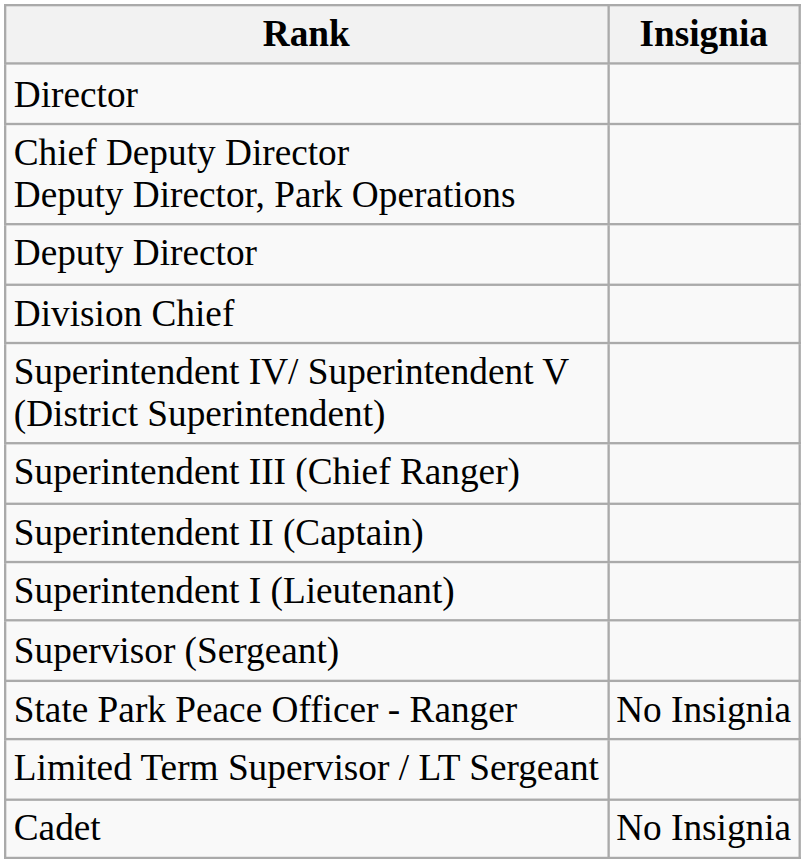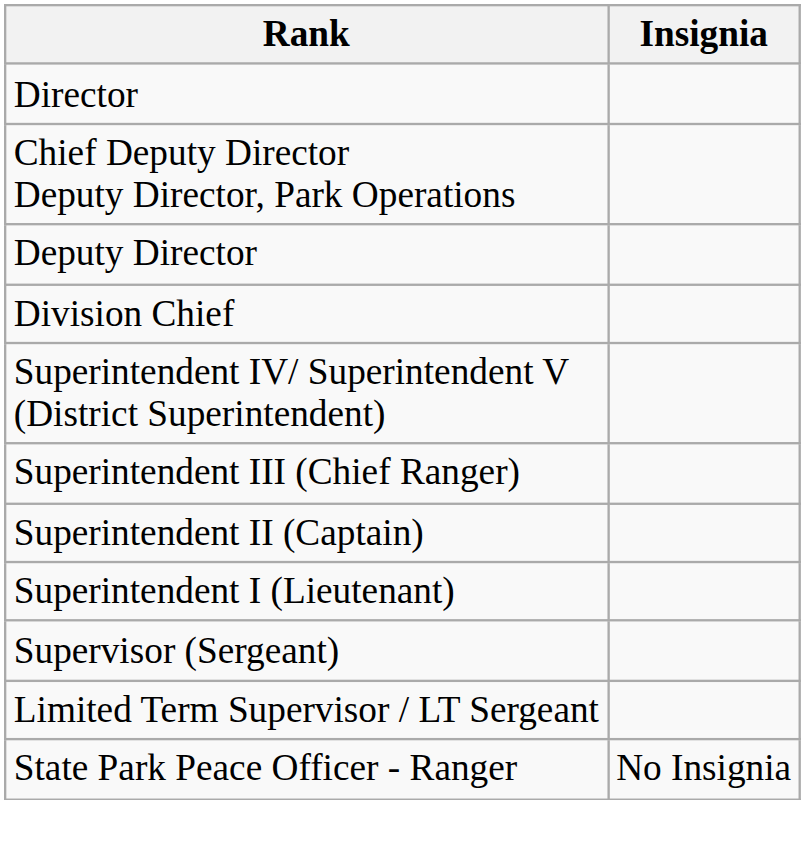rows swapped: (306, 768) <-> (265, 709)
- row: (57, 827)
